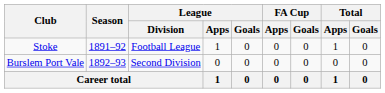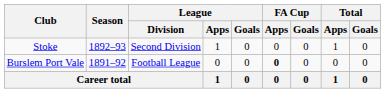(107, 46) 1891–92 -> (107, 46) 1892–93
(166, 46) Football League -> (166, 46) Second Division
(107, 63) 1892–93 -> (107, 63) 1891–92
(166, 63) Second Division -> (166, 63) Football League
(276, 63) normal -> (276, 63) bold
